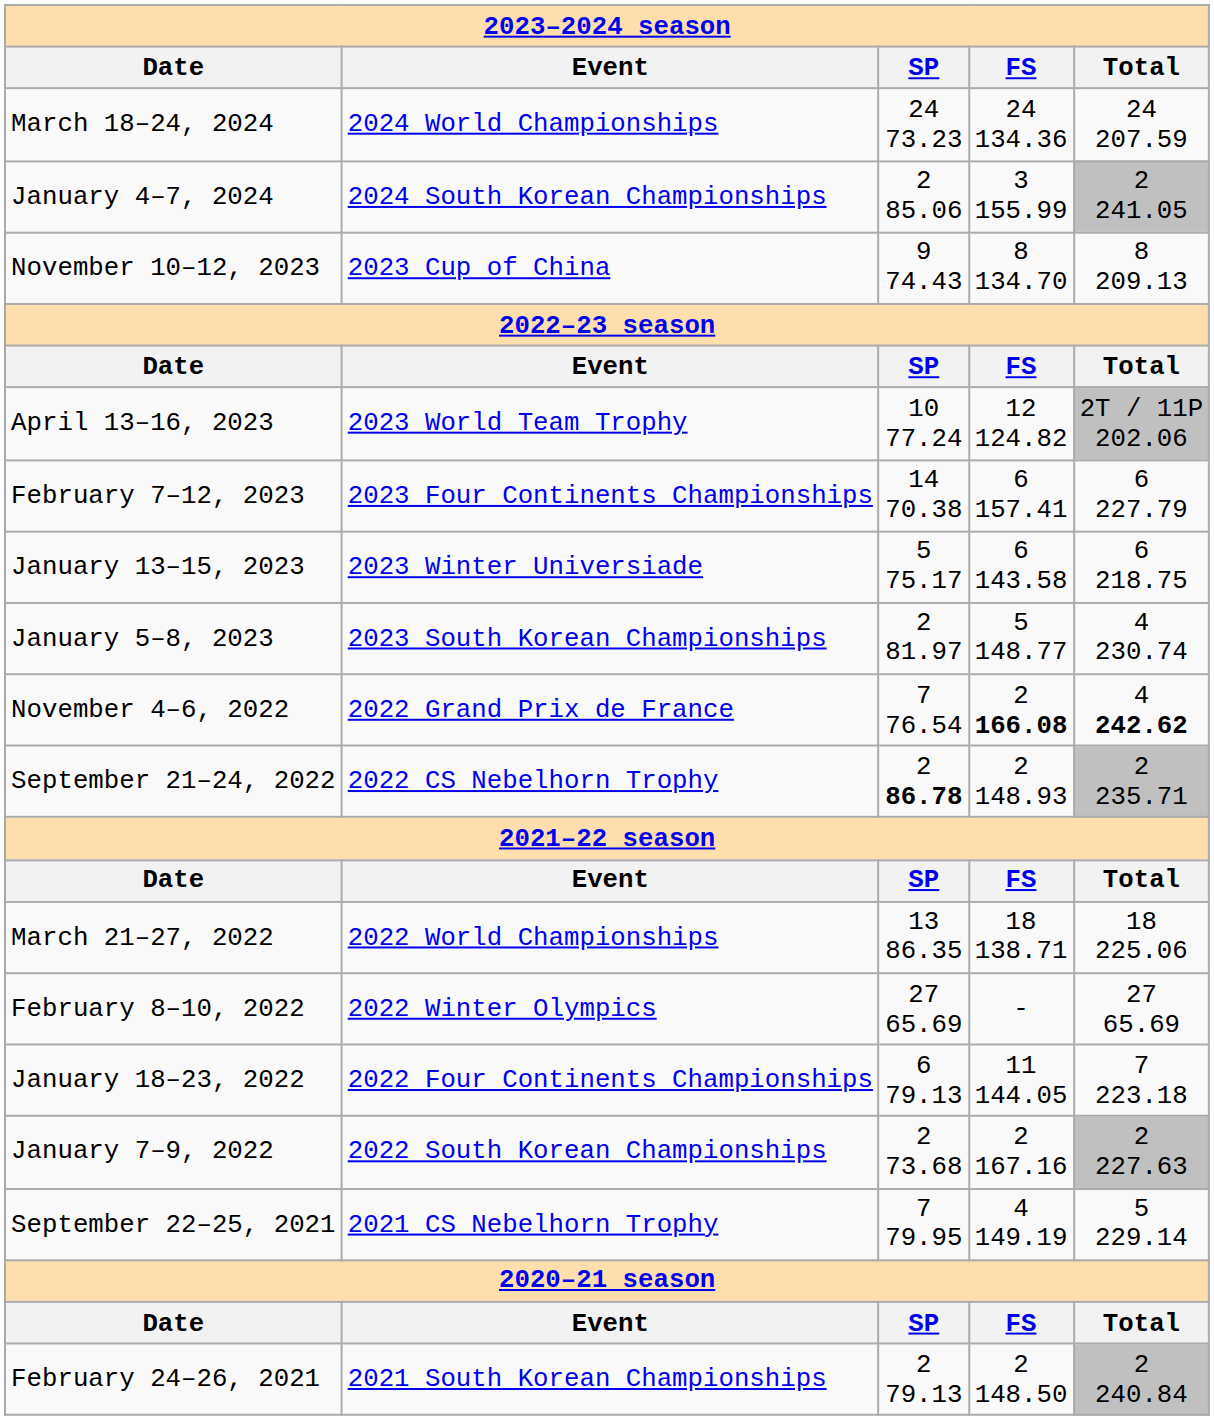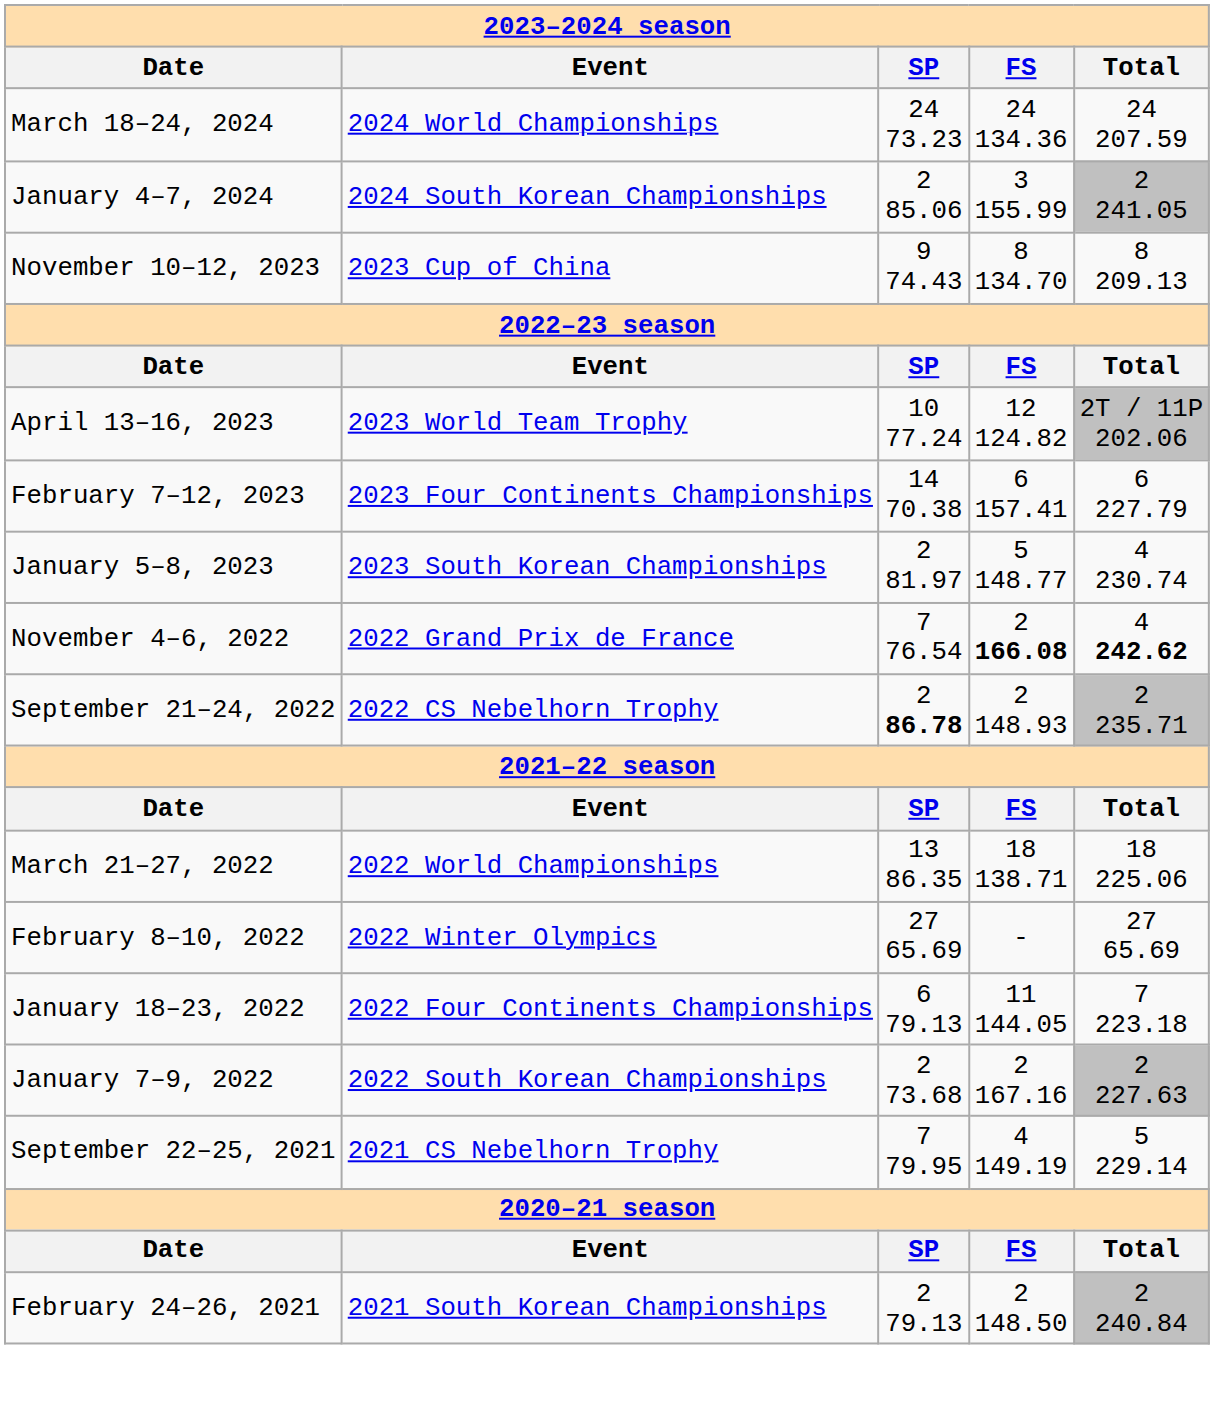- row: (158, 567)
